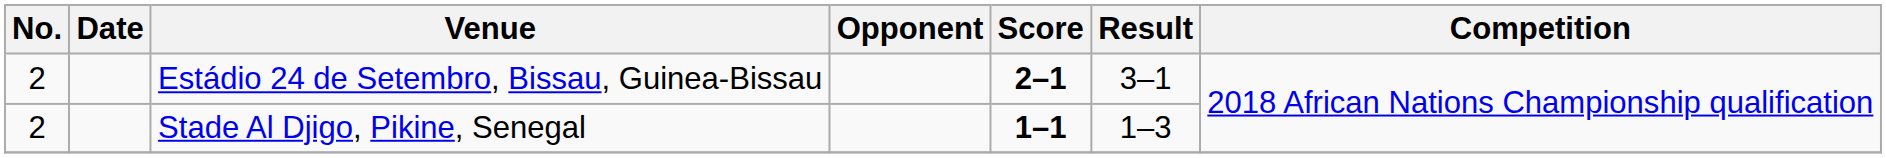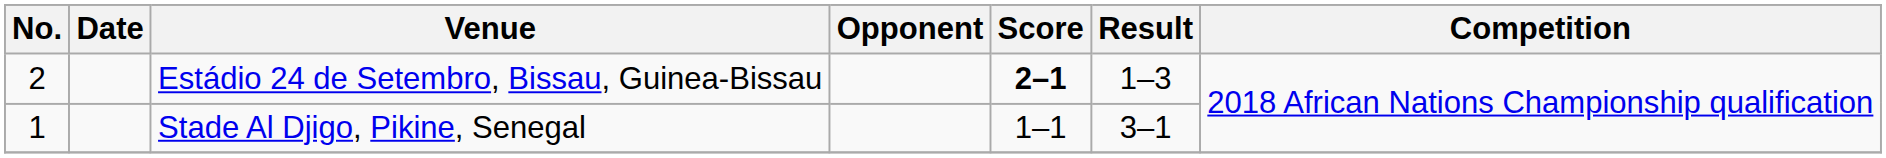(1146, 78) 3–1 -> (1146, 78) 1–3
(37, 127) 2 -> (37, 127) 1
(1041, 127) bold -> (1041, 127) normal
(1146, 127) 1–3 -> (1146, 127) 3–1
